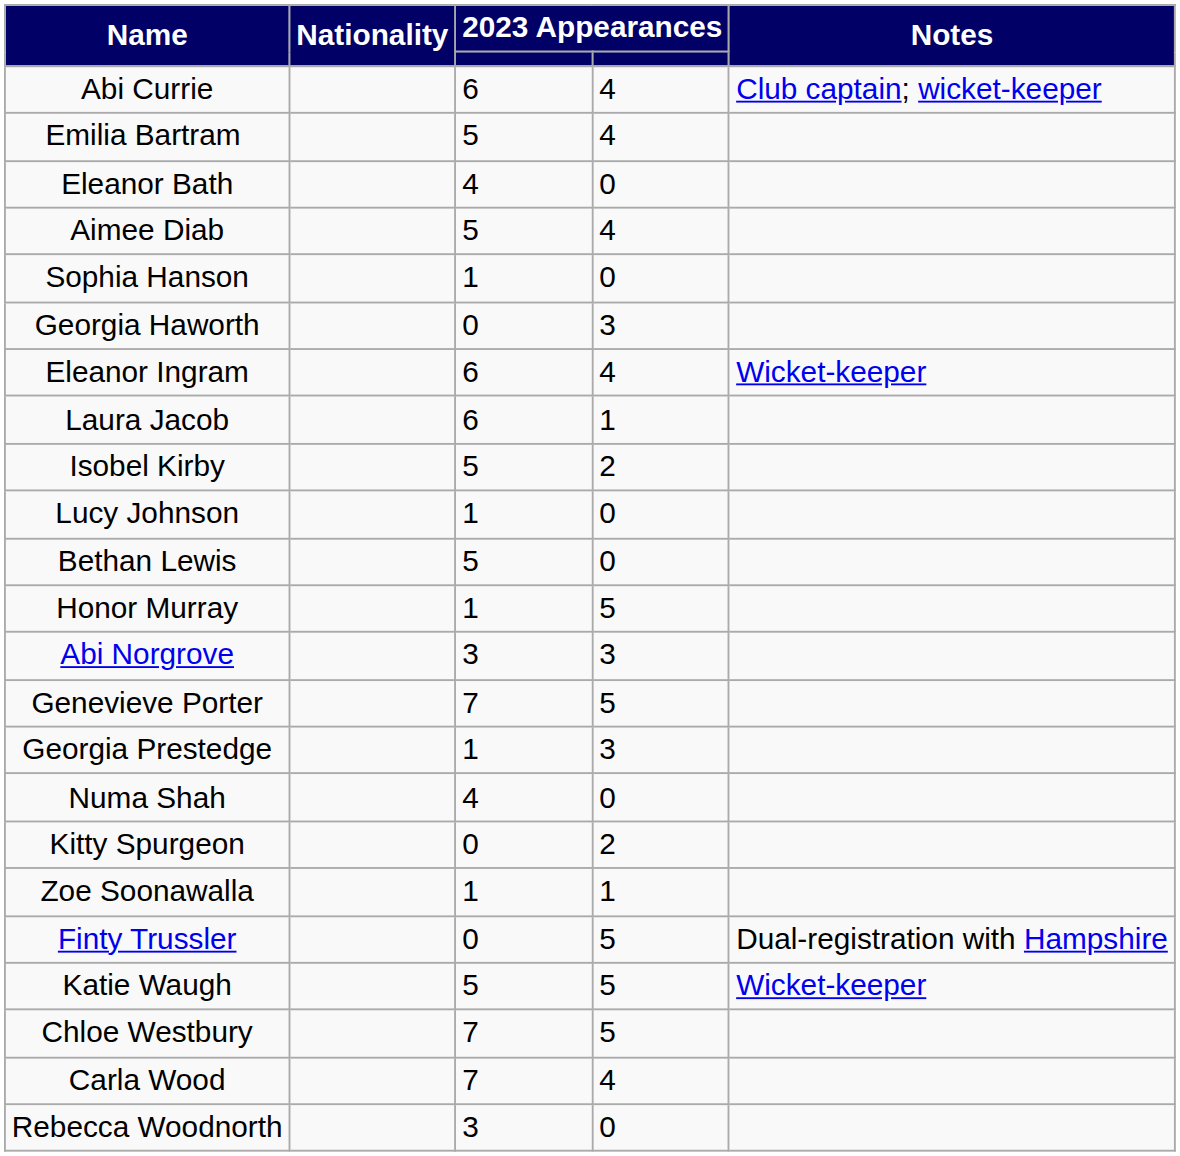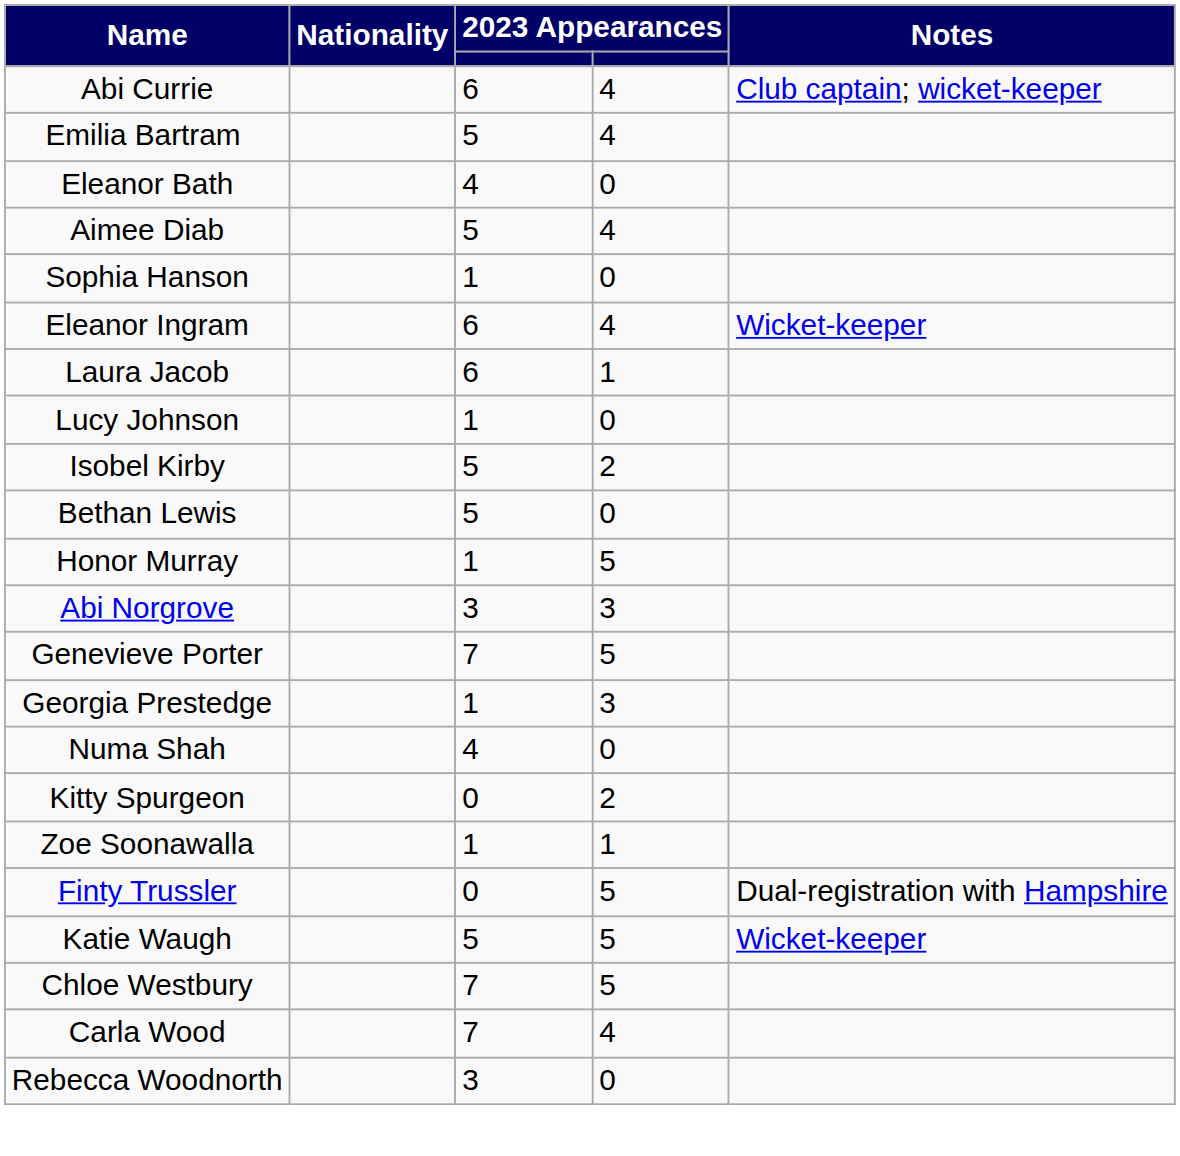- row: (147, 325)
rows swapped: (147, 513) <-> (147, 466)
